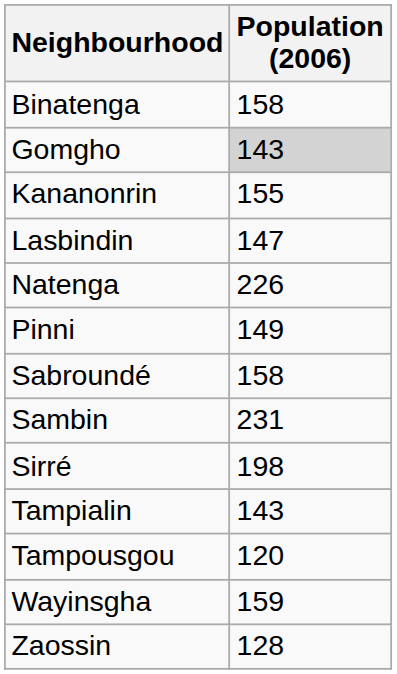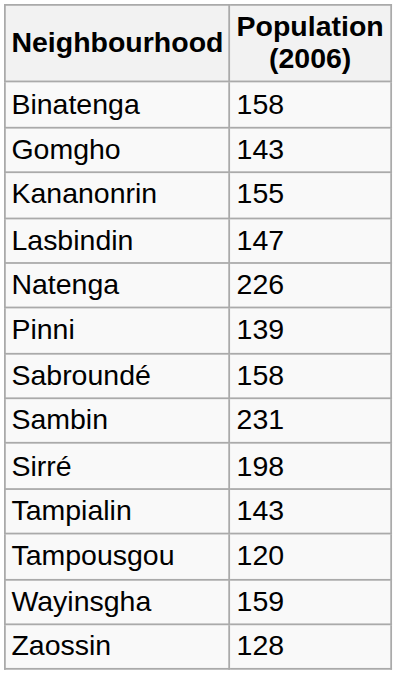(260, 149) lightgrey background -> (260, 149) no background
(260, 330) 149 -> (260, 330) 139
